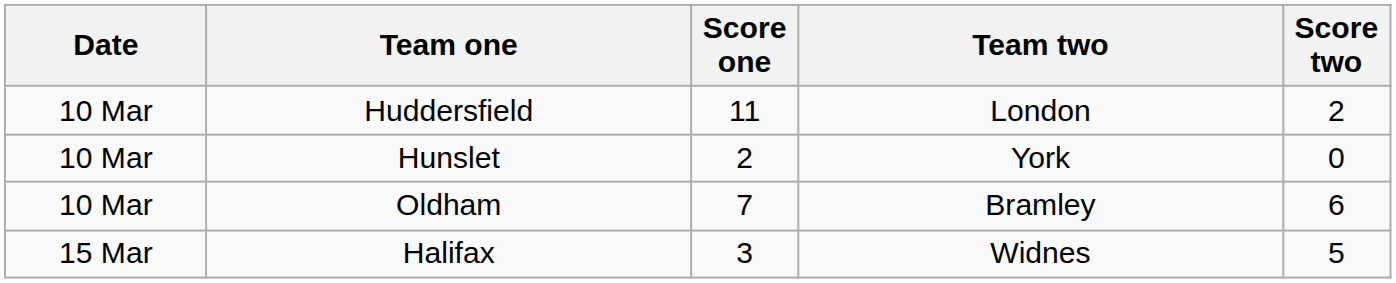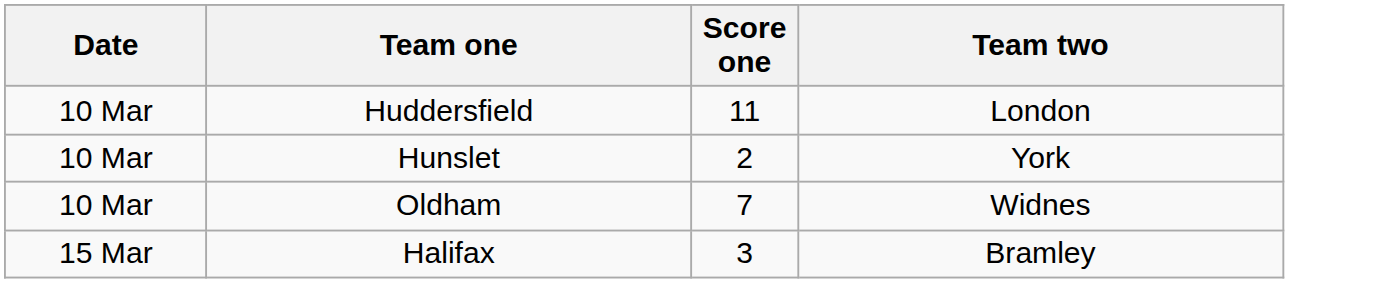- column: (1336, 45)
(1040, 205) Bramley -> (1040, 205) Widnes
(1040, 253) Widnes -> (1040, 253) Bramley
